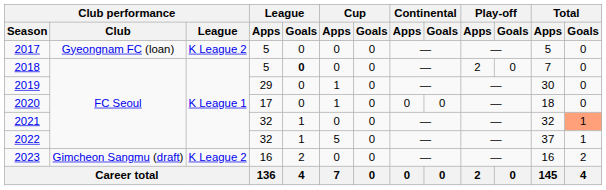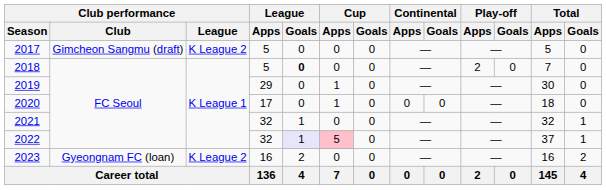(118, 49) Gyeongnam FC (loan) -> (118, 49) Gimcheon Sangmu (draft)
(583, 121) lightsalmon background -> (583, 121) no background
(301, 139) no background -> (301, 139) lavender background
(337, 139) no background -> (337, 139) pink background
(118, 157) Gimcheon Sangmu (draft) -> (118, 157) Gyeongnam FC (loan)
